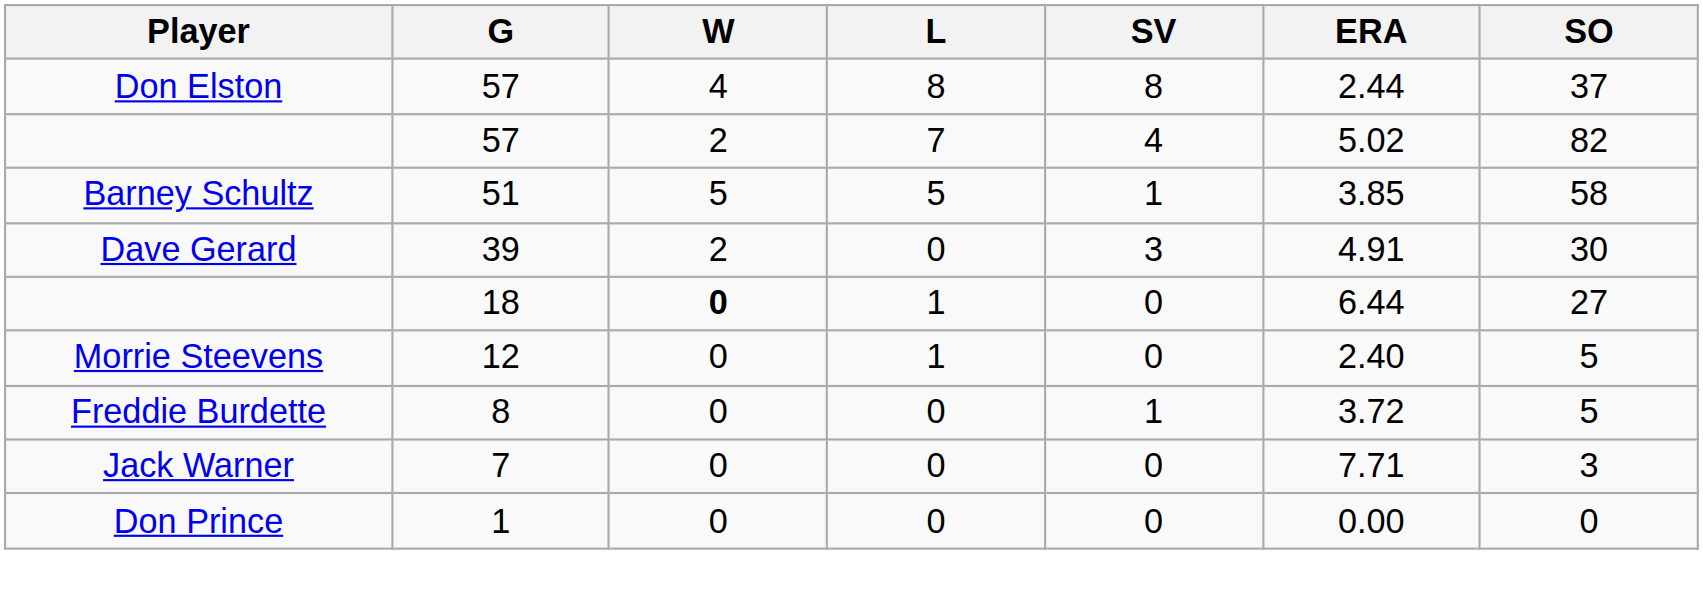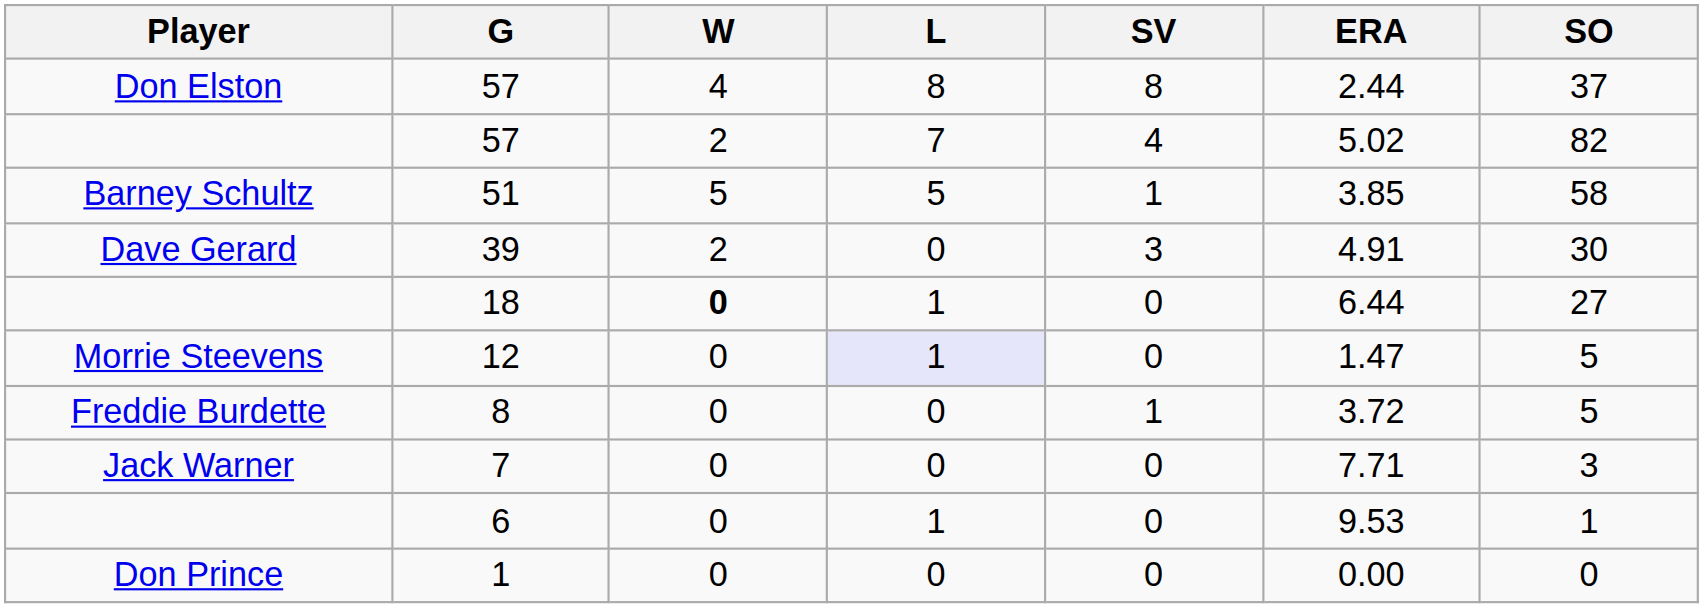(936, 357) no background -> (936, 357) lavender background
(1371, 357) 2.40 -> (1371, 357) 1.47
+ row: (199, 521)
